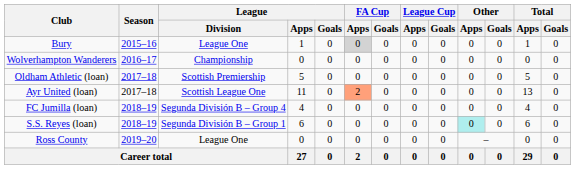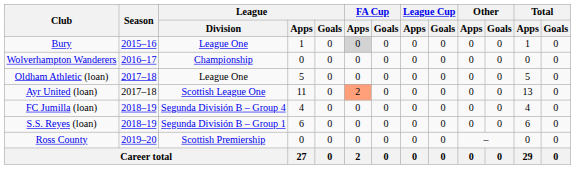(223, 76) Scottish Premiership -> (223, 76) League One
(471, 124) paleturquoise background -> (471, 124) no background
(223, 140) League One -> (223, 140) Scottish Premiership
